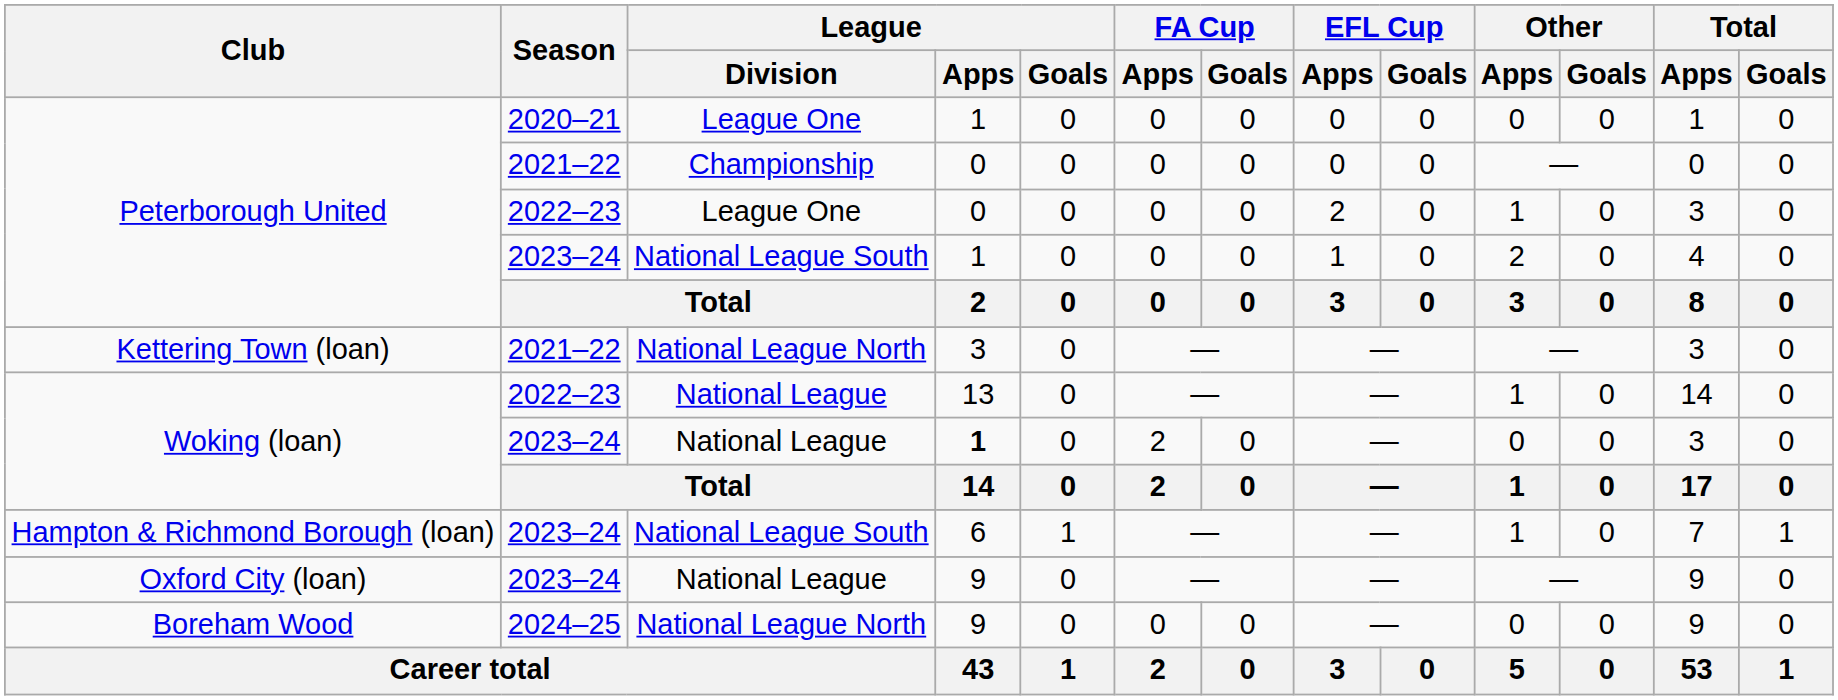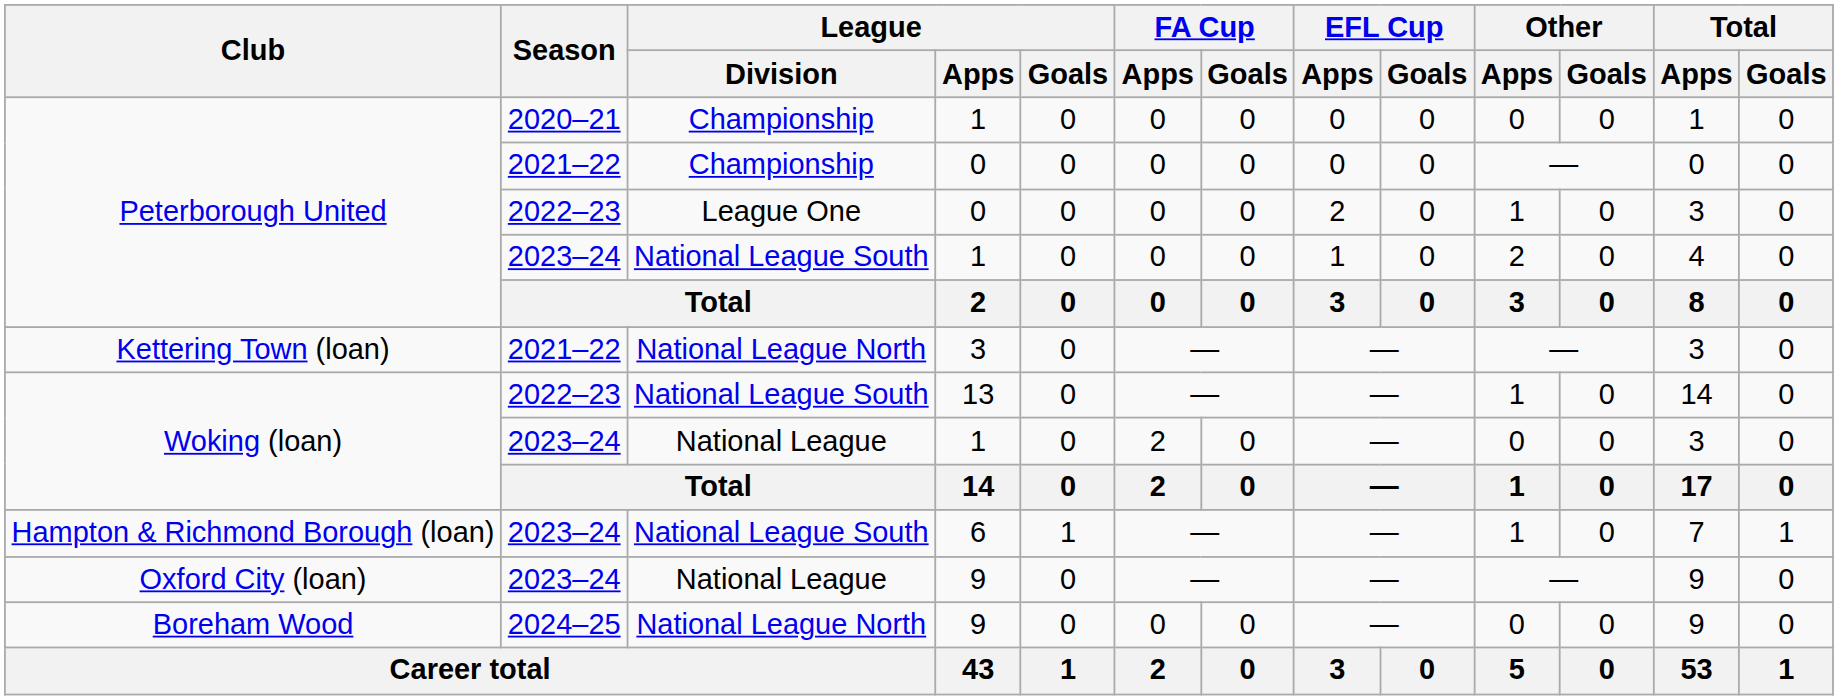(781, 119) League One -> (781, 119) Championship
(781, 394) National League -> (781, 394) National League South
(978, 440) bold -> (978, 440) normal
